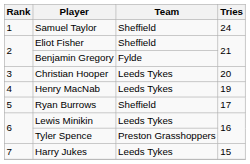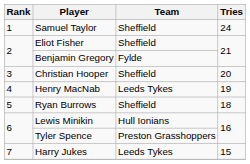(145, 74) Leeds Tykes -> (137, 74) Sheffield
(226, 105) 17 -> (226, 105) 18
(145, 120) Leeds Tykes -> (144, 120) Hull Ionians
